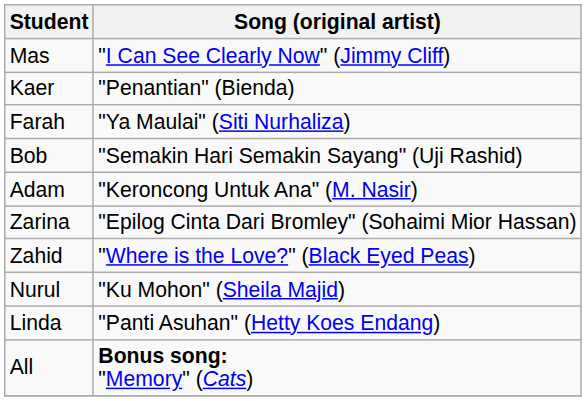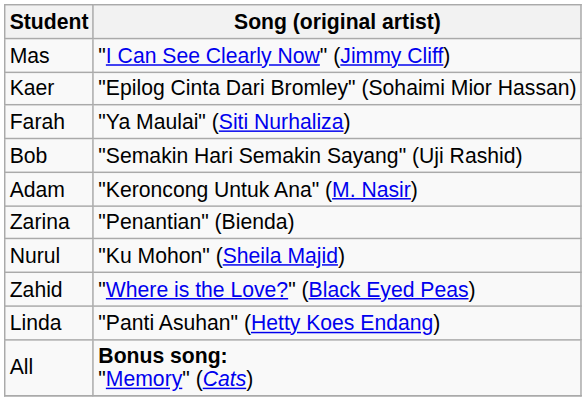(196, 89) "Penantian" (Bienda) -> (337, 89) "Epilog Cinta Dari Bromley" (Sohaimi Mior Hassan)
(337, 223) "Epilog Cinta Dari Bromley" (Sohaimi Mior Hassan) -> (196, 223) "Penantian" (Bienda)
rows swapped: (35, 289) <-> (36, 256)
